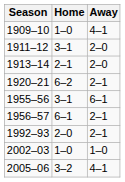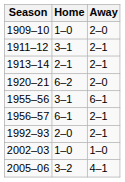(99, 30) 4–1 -> (99, 30) 2–0
(99, 47) 2–0 -> (99, 47) 2–1
(99, 64) 2–0 -> (99, 64) 2–1
(99, 82) 2–1 -> (99, 82) 2–0
